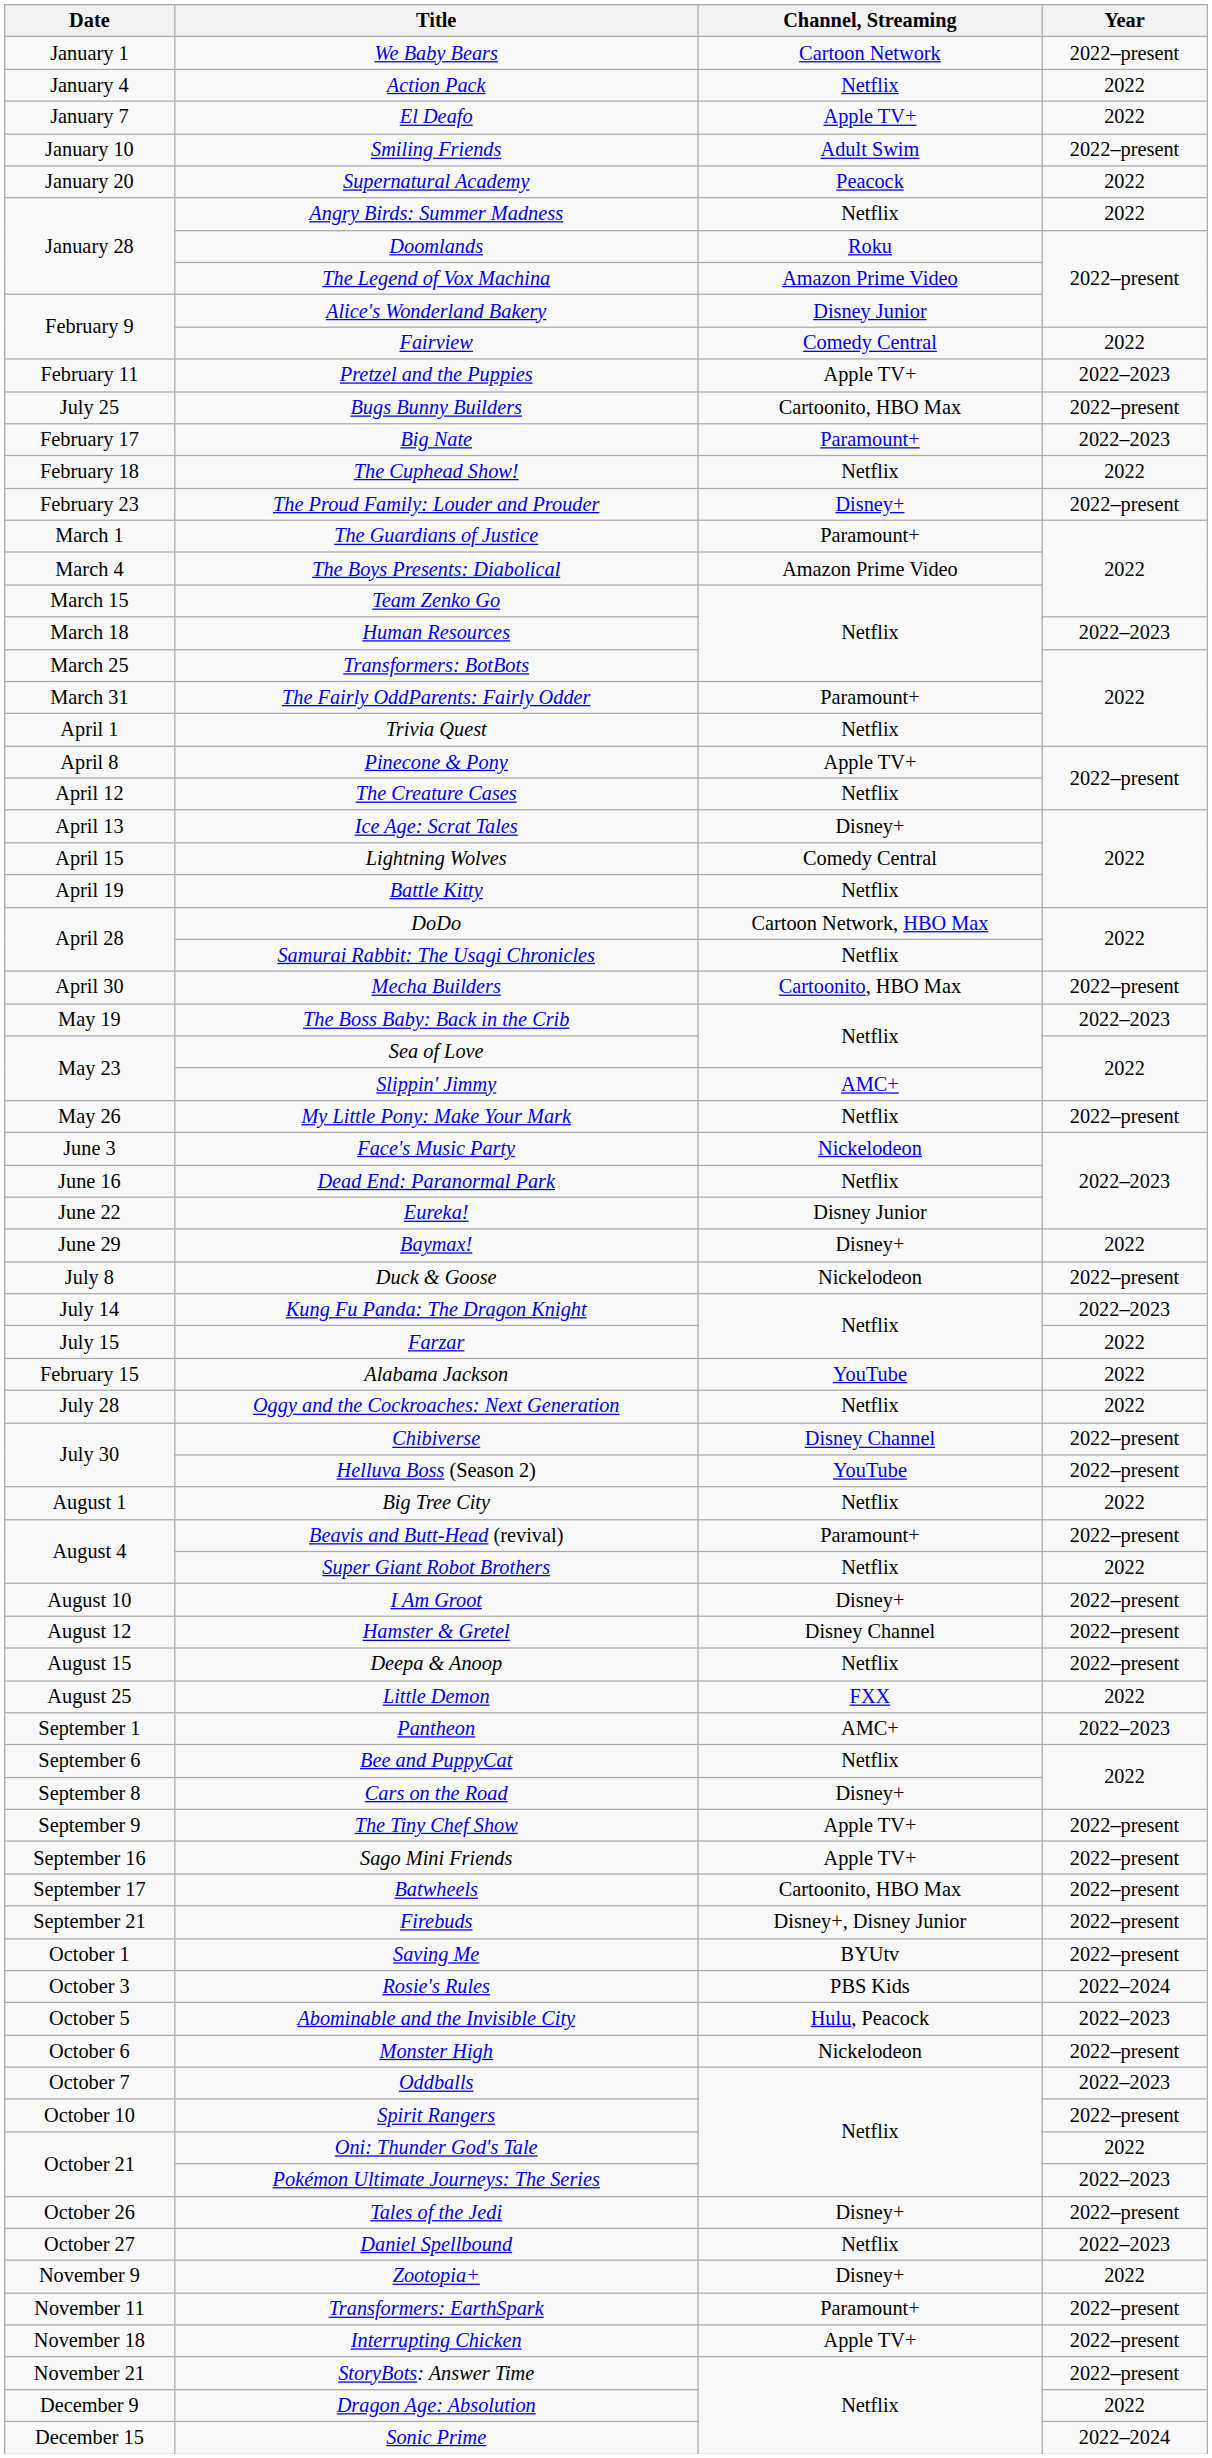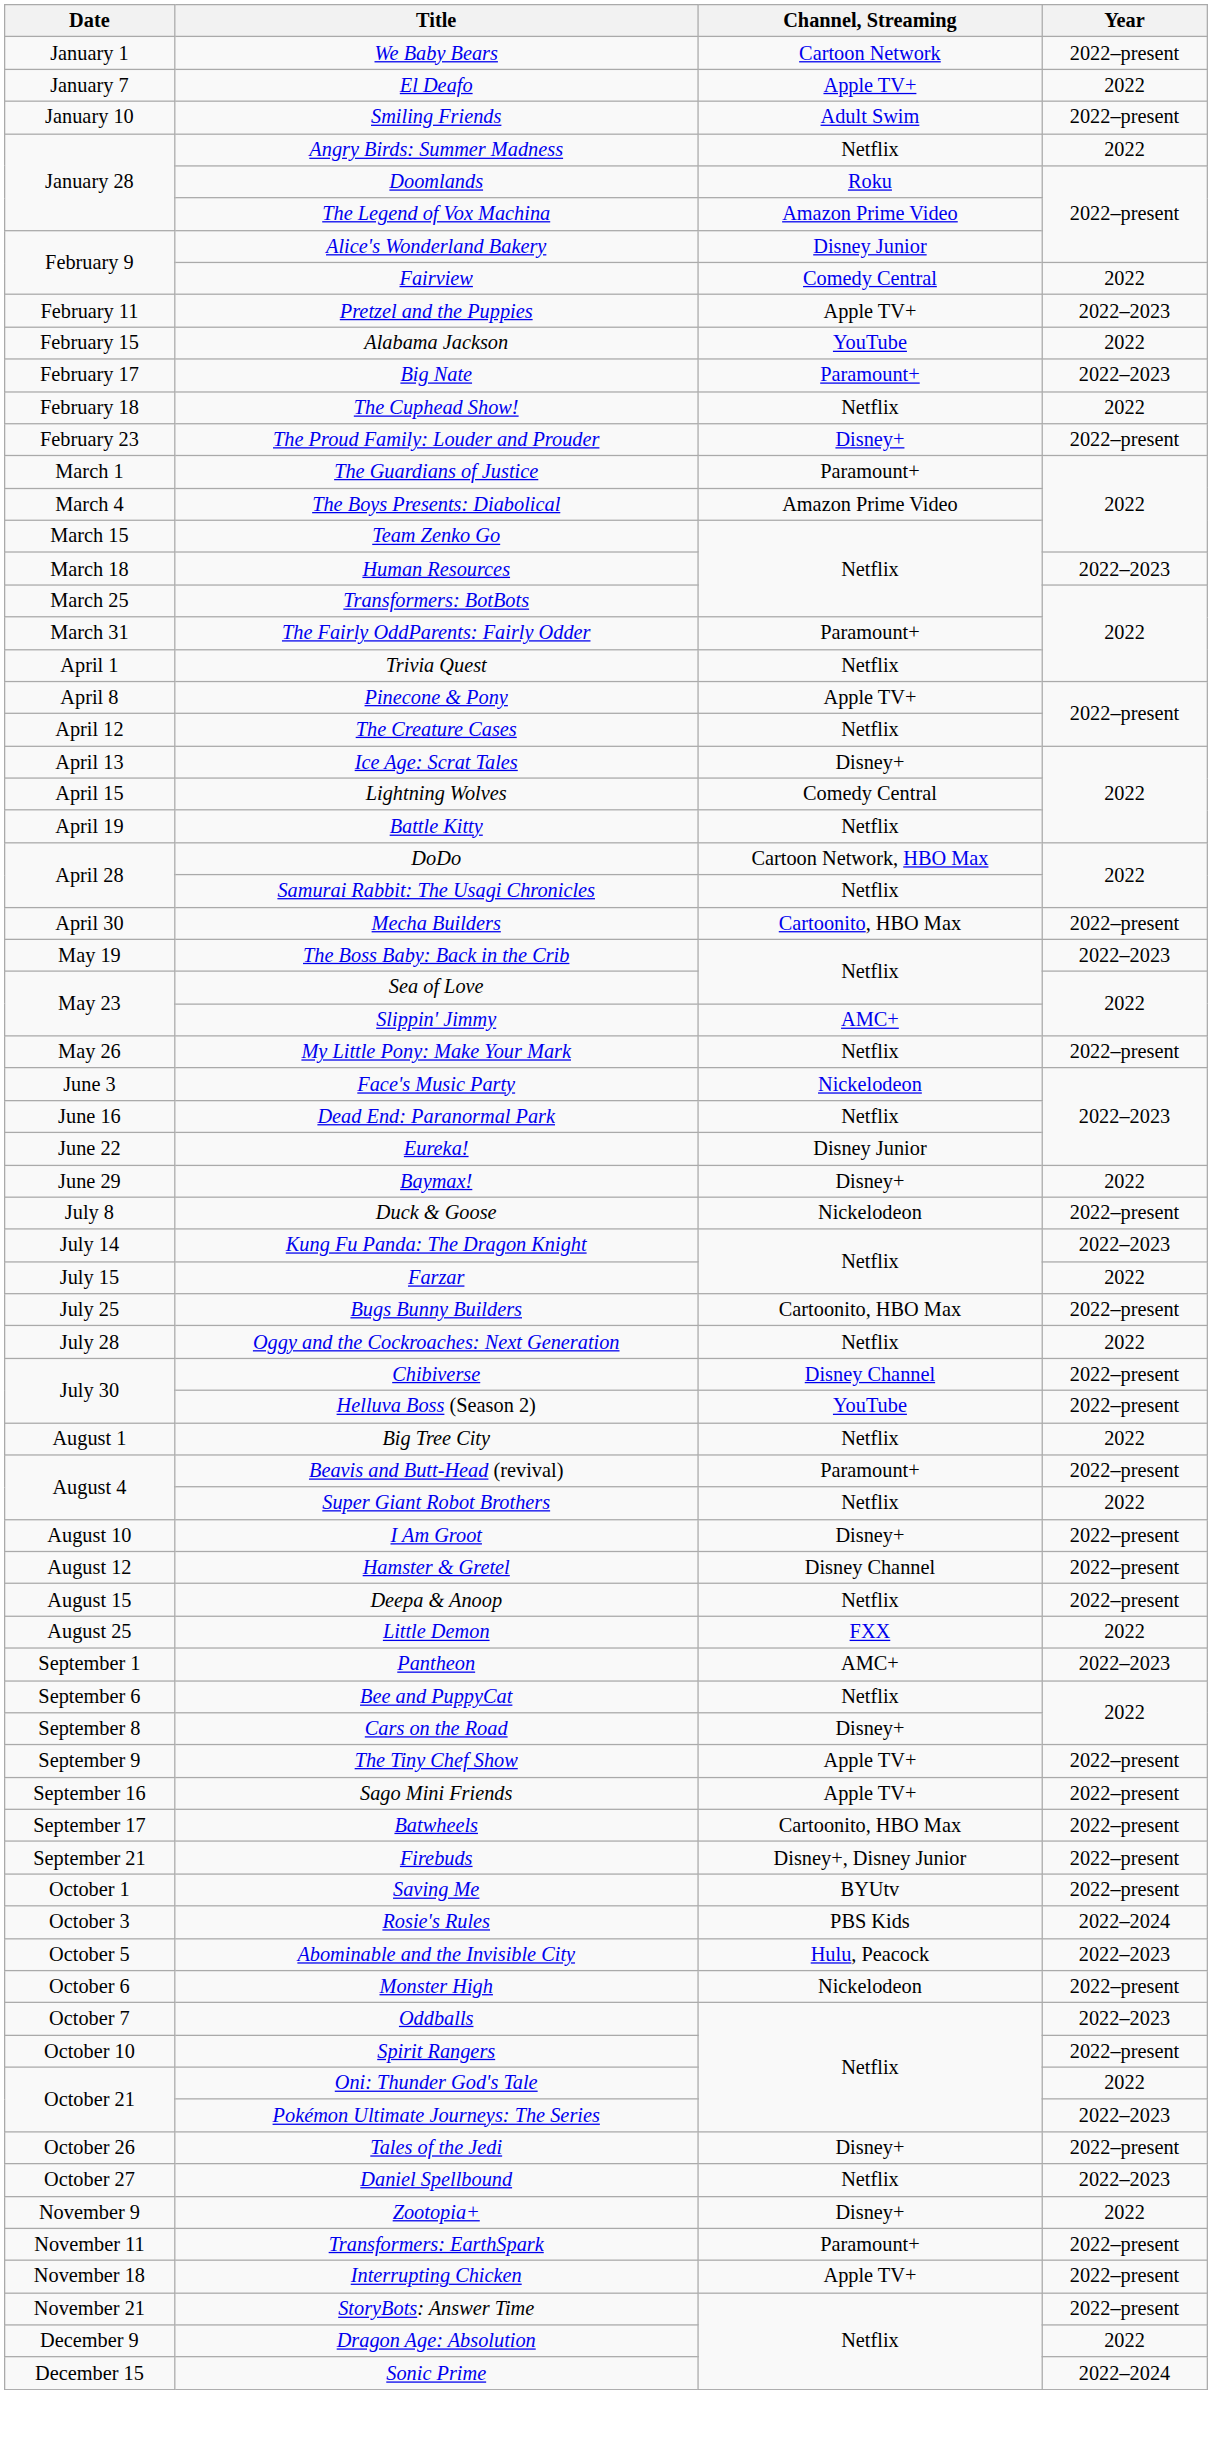- row: (436, 85)
- row: (436, 181)
rows swapped: (436, 1374) <-> (436, 407)
